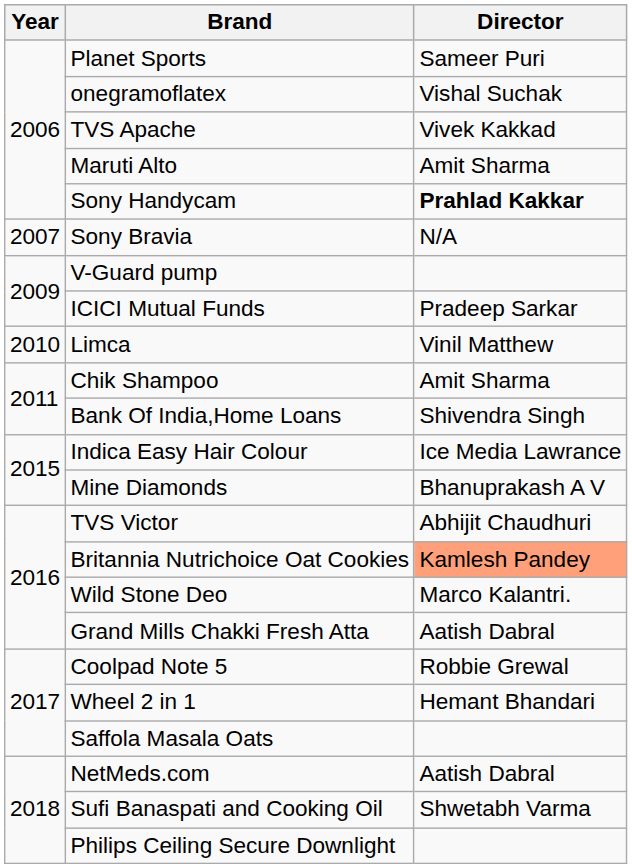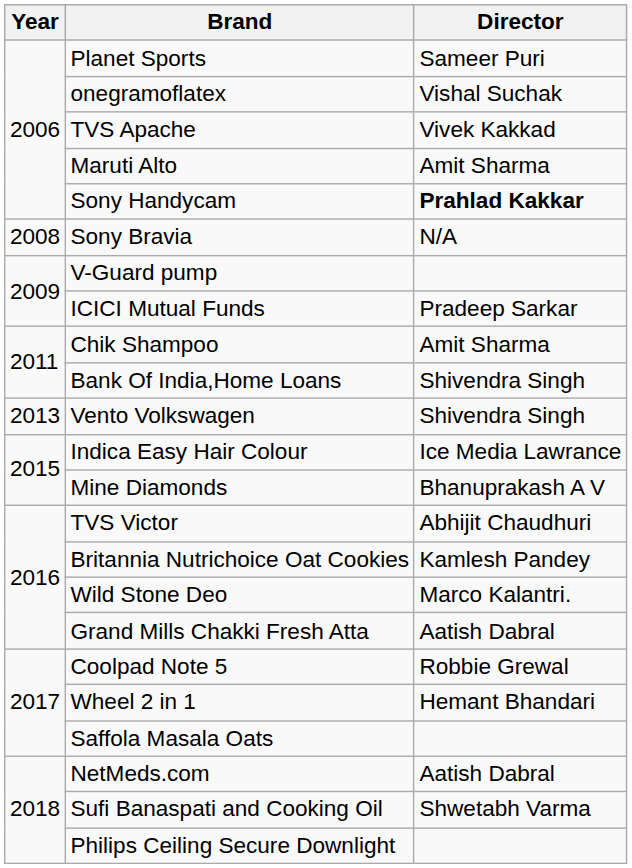(35, 237) 2007 -> (35, 237) 2008
- row: (101, 344)
+ row: (163, 415)
(505, 559) lightsalmon background -> (505, 559) no background
